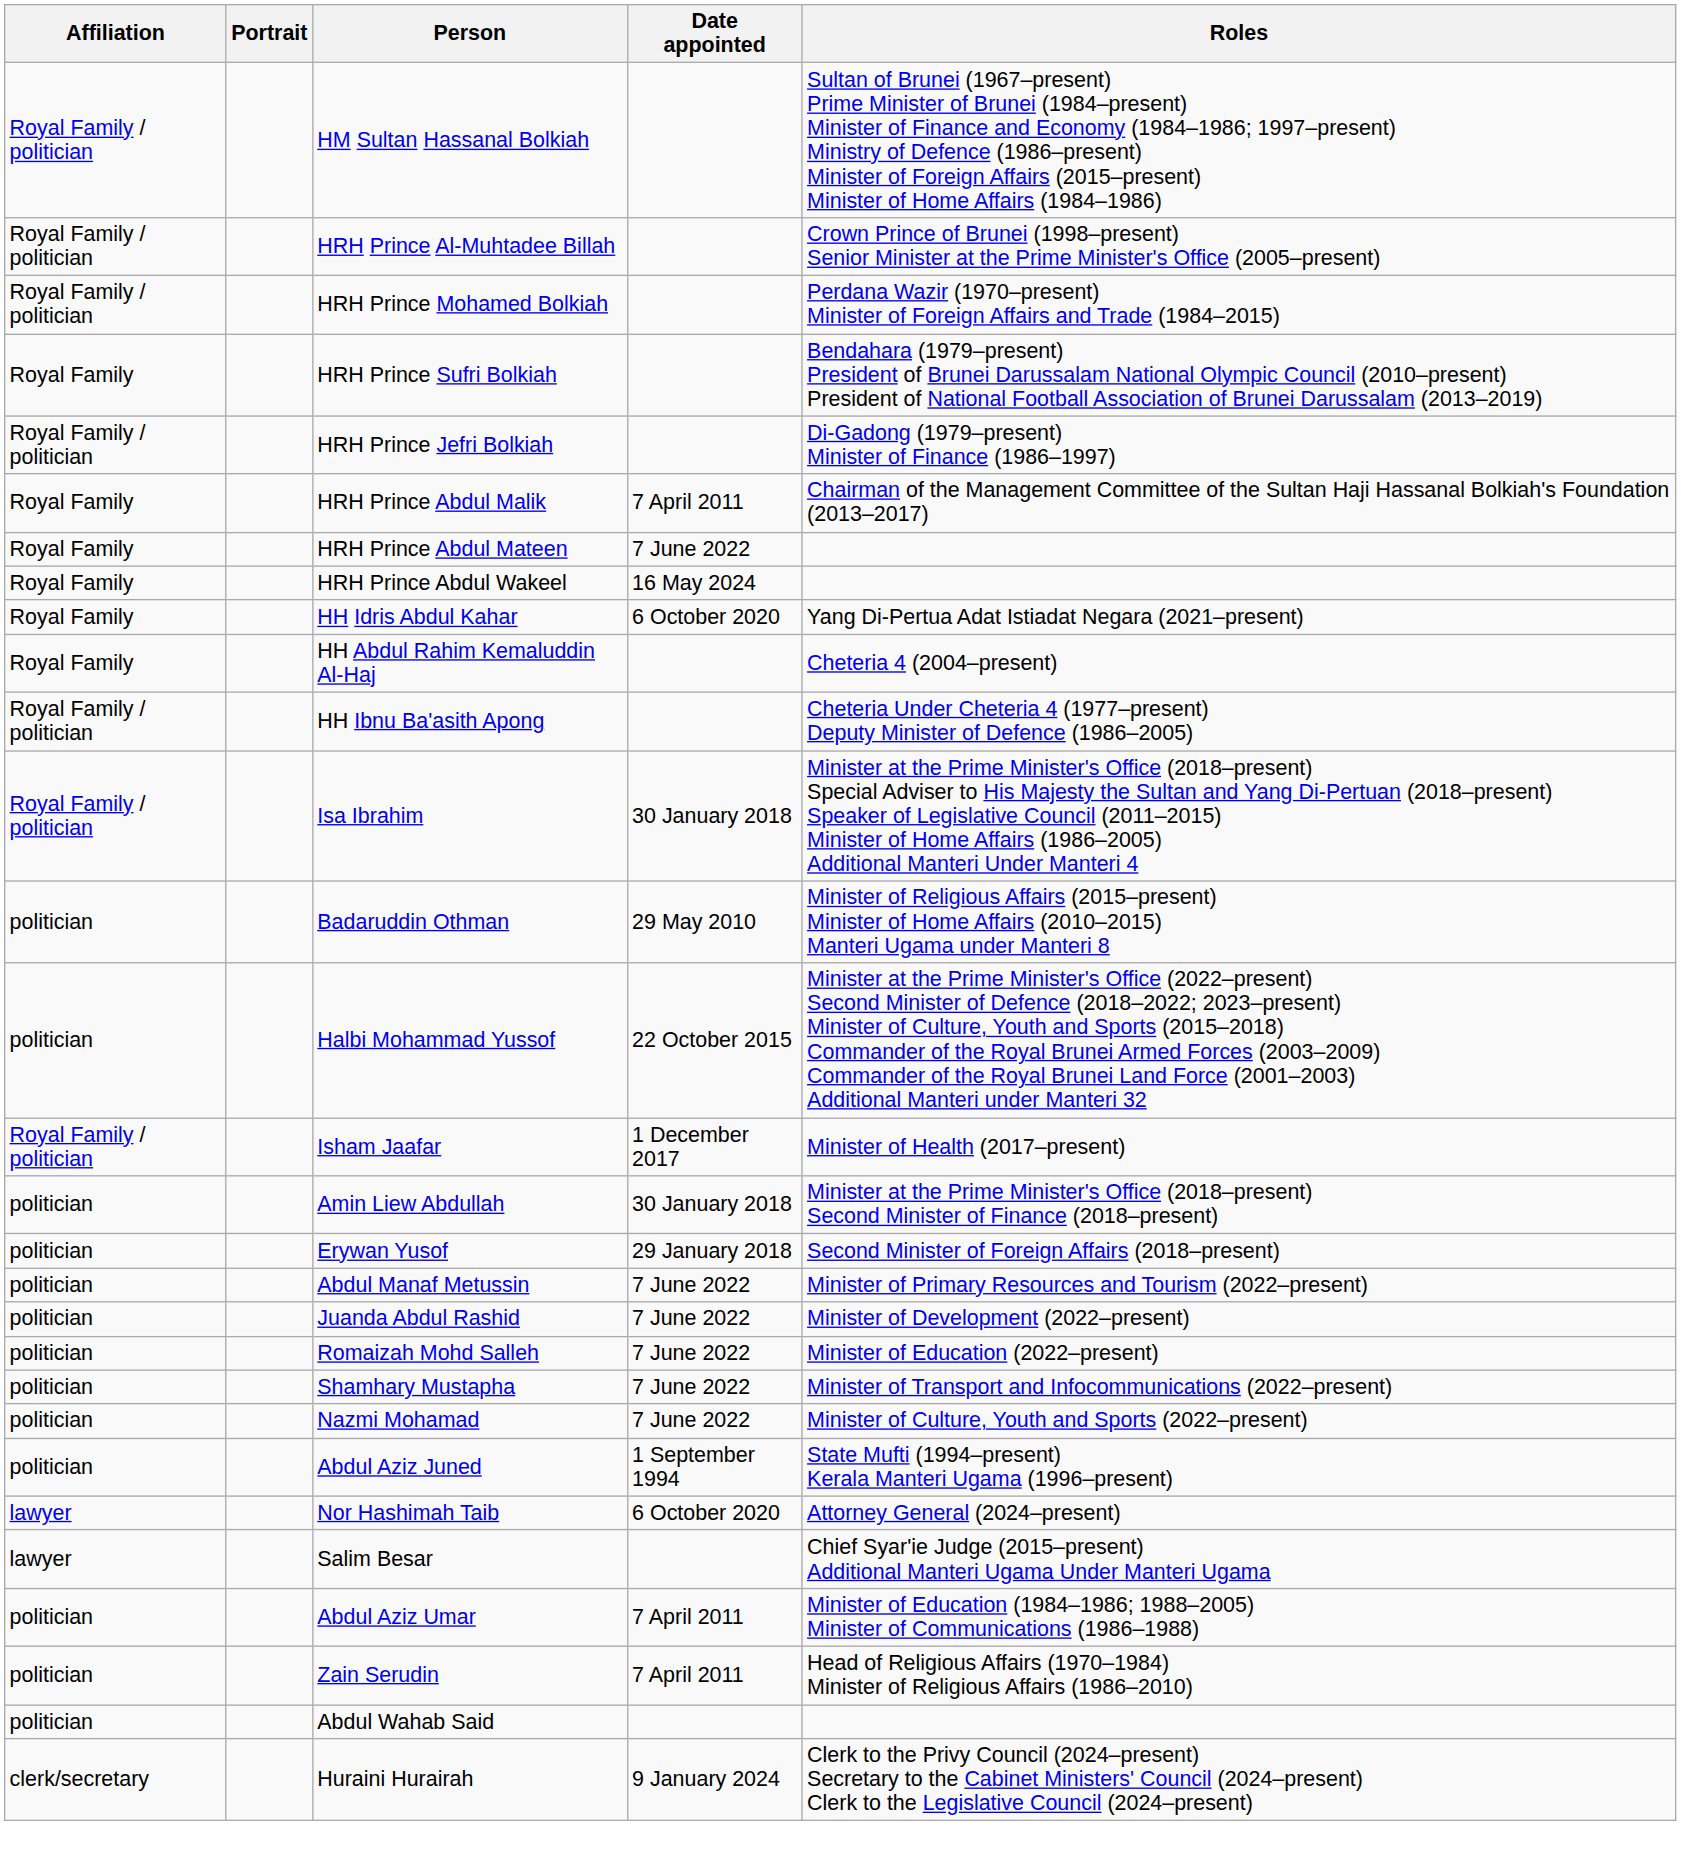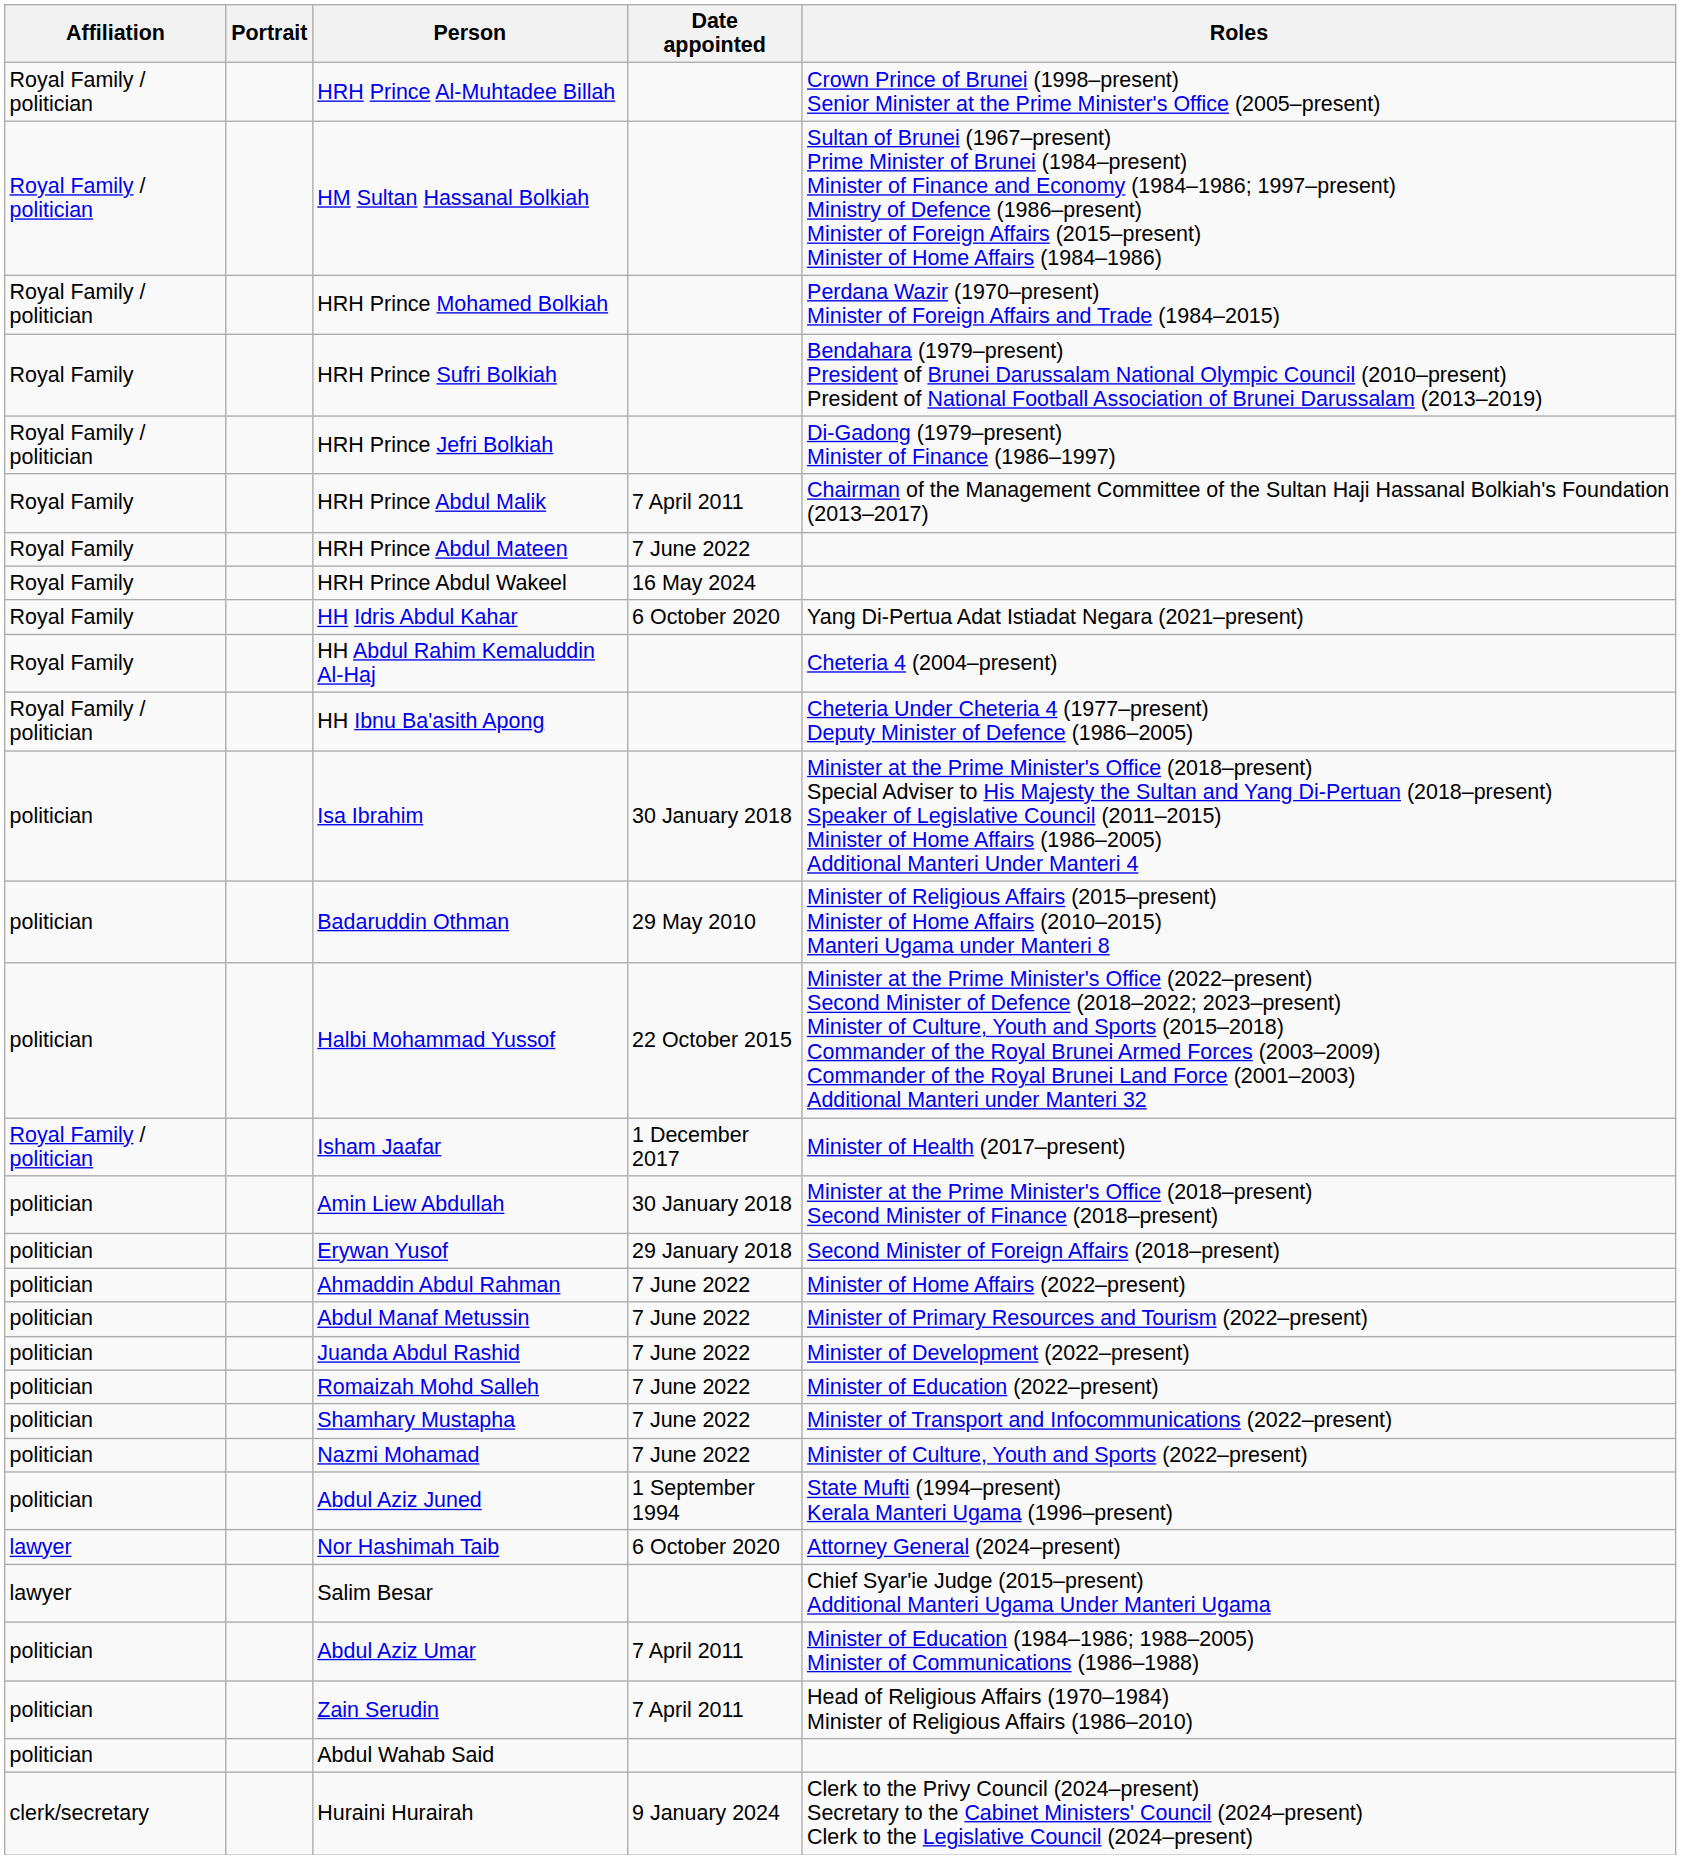rows swapped: (453, 139) <-> (466, 246)
(78, 815) Royal Family / politician -> (51, 815) politician
+ row: (439, 1284)
